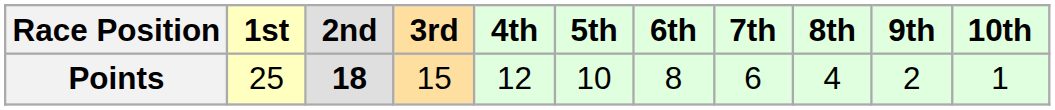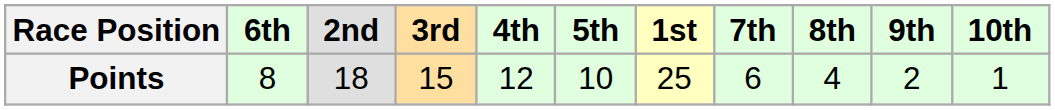columns swapped: (267, 30) <-> (673, 30)
(350, 79) bold -> (351, 79) normal
